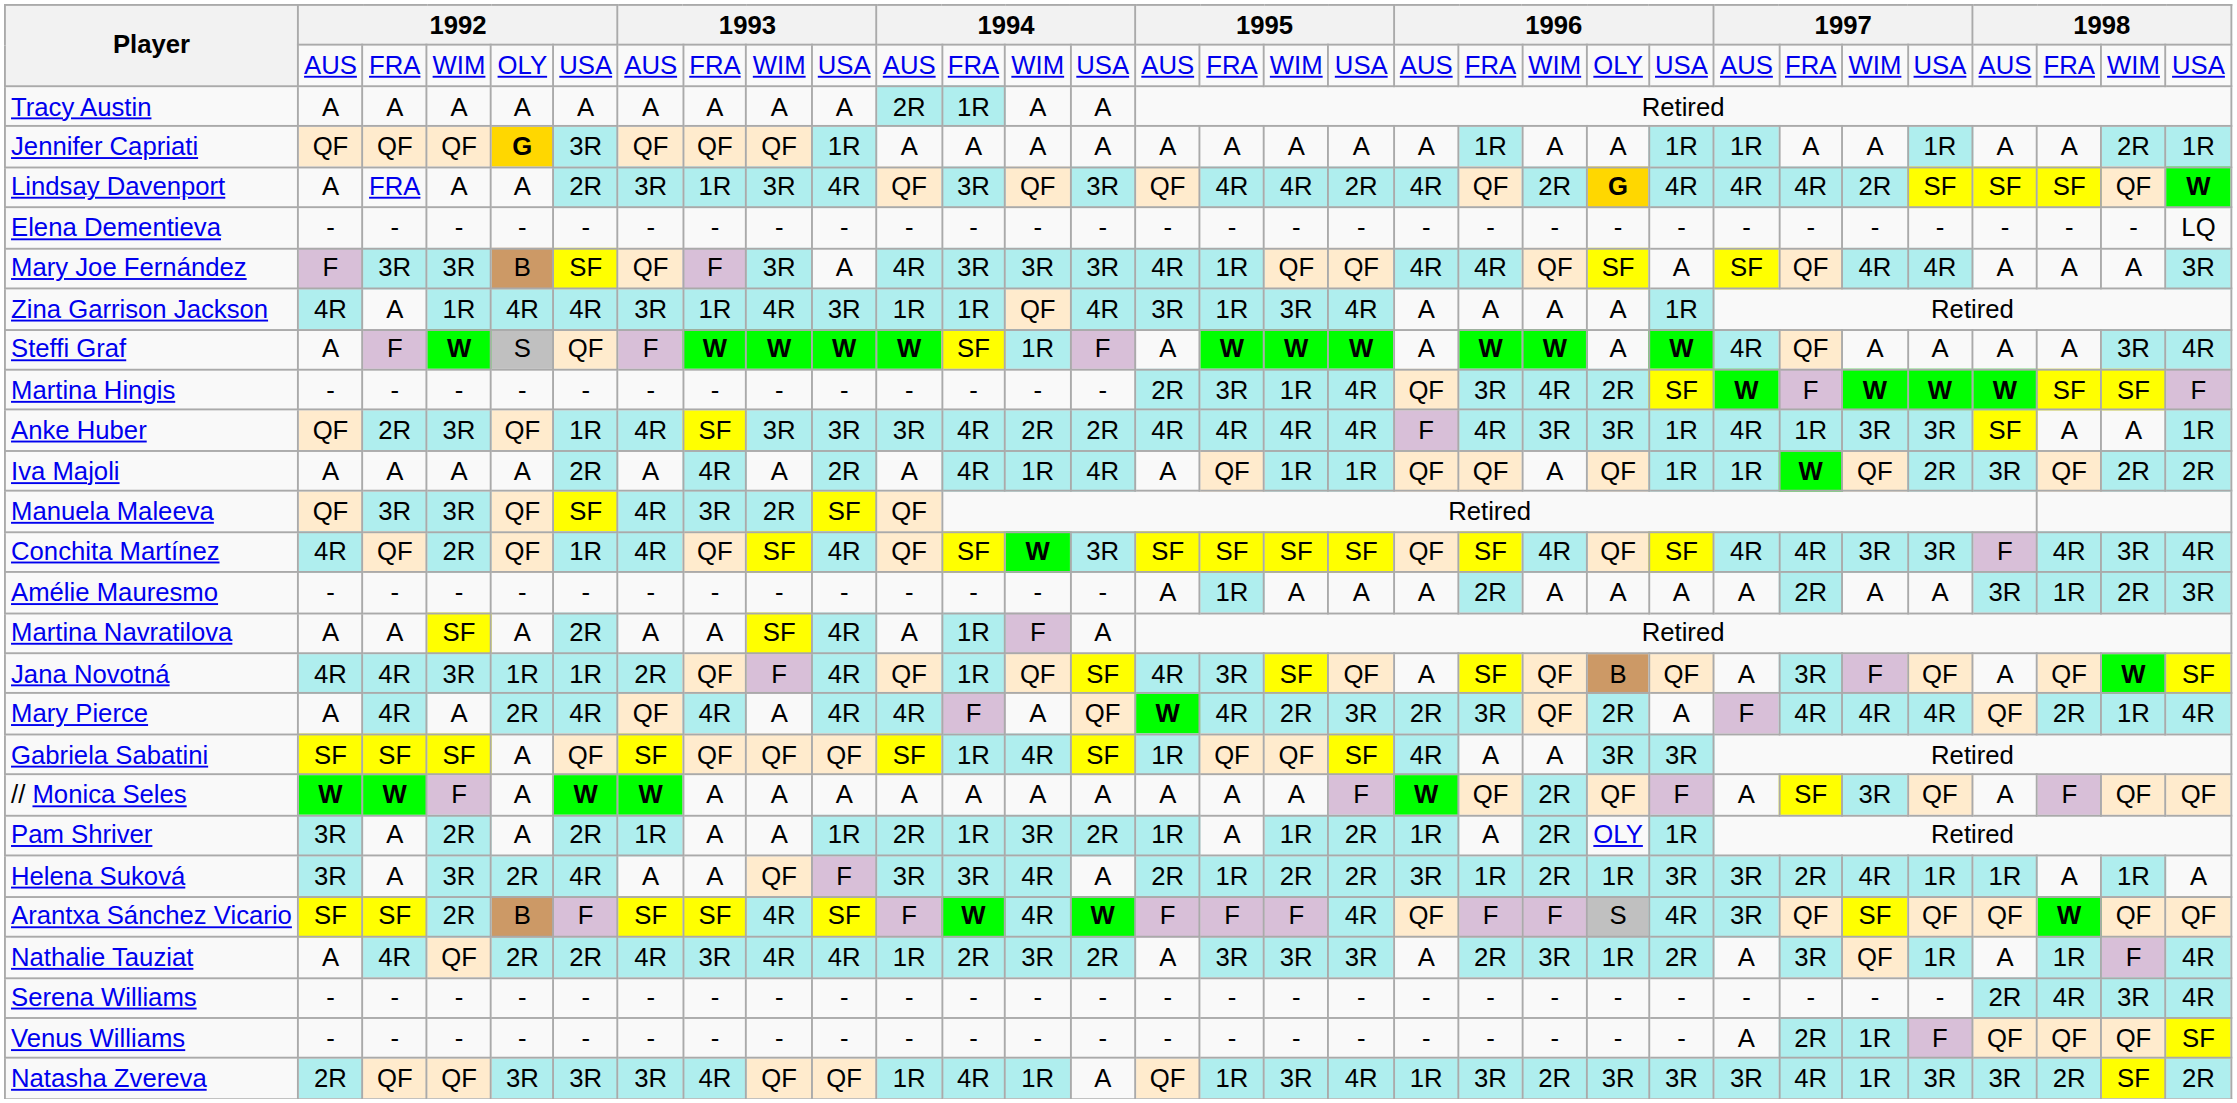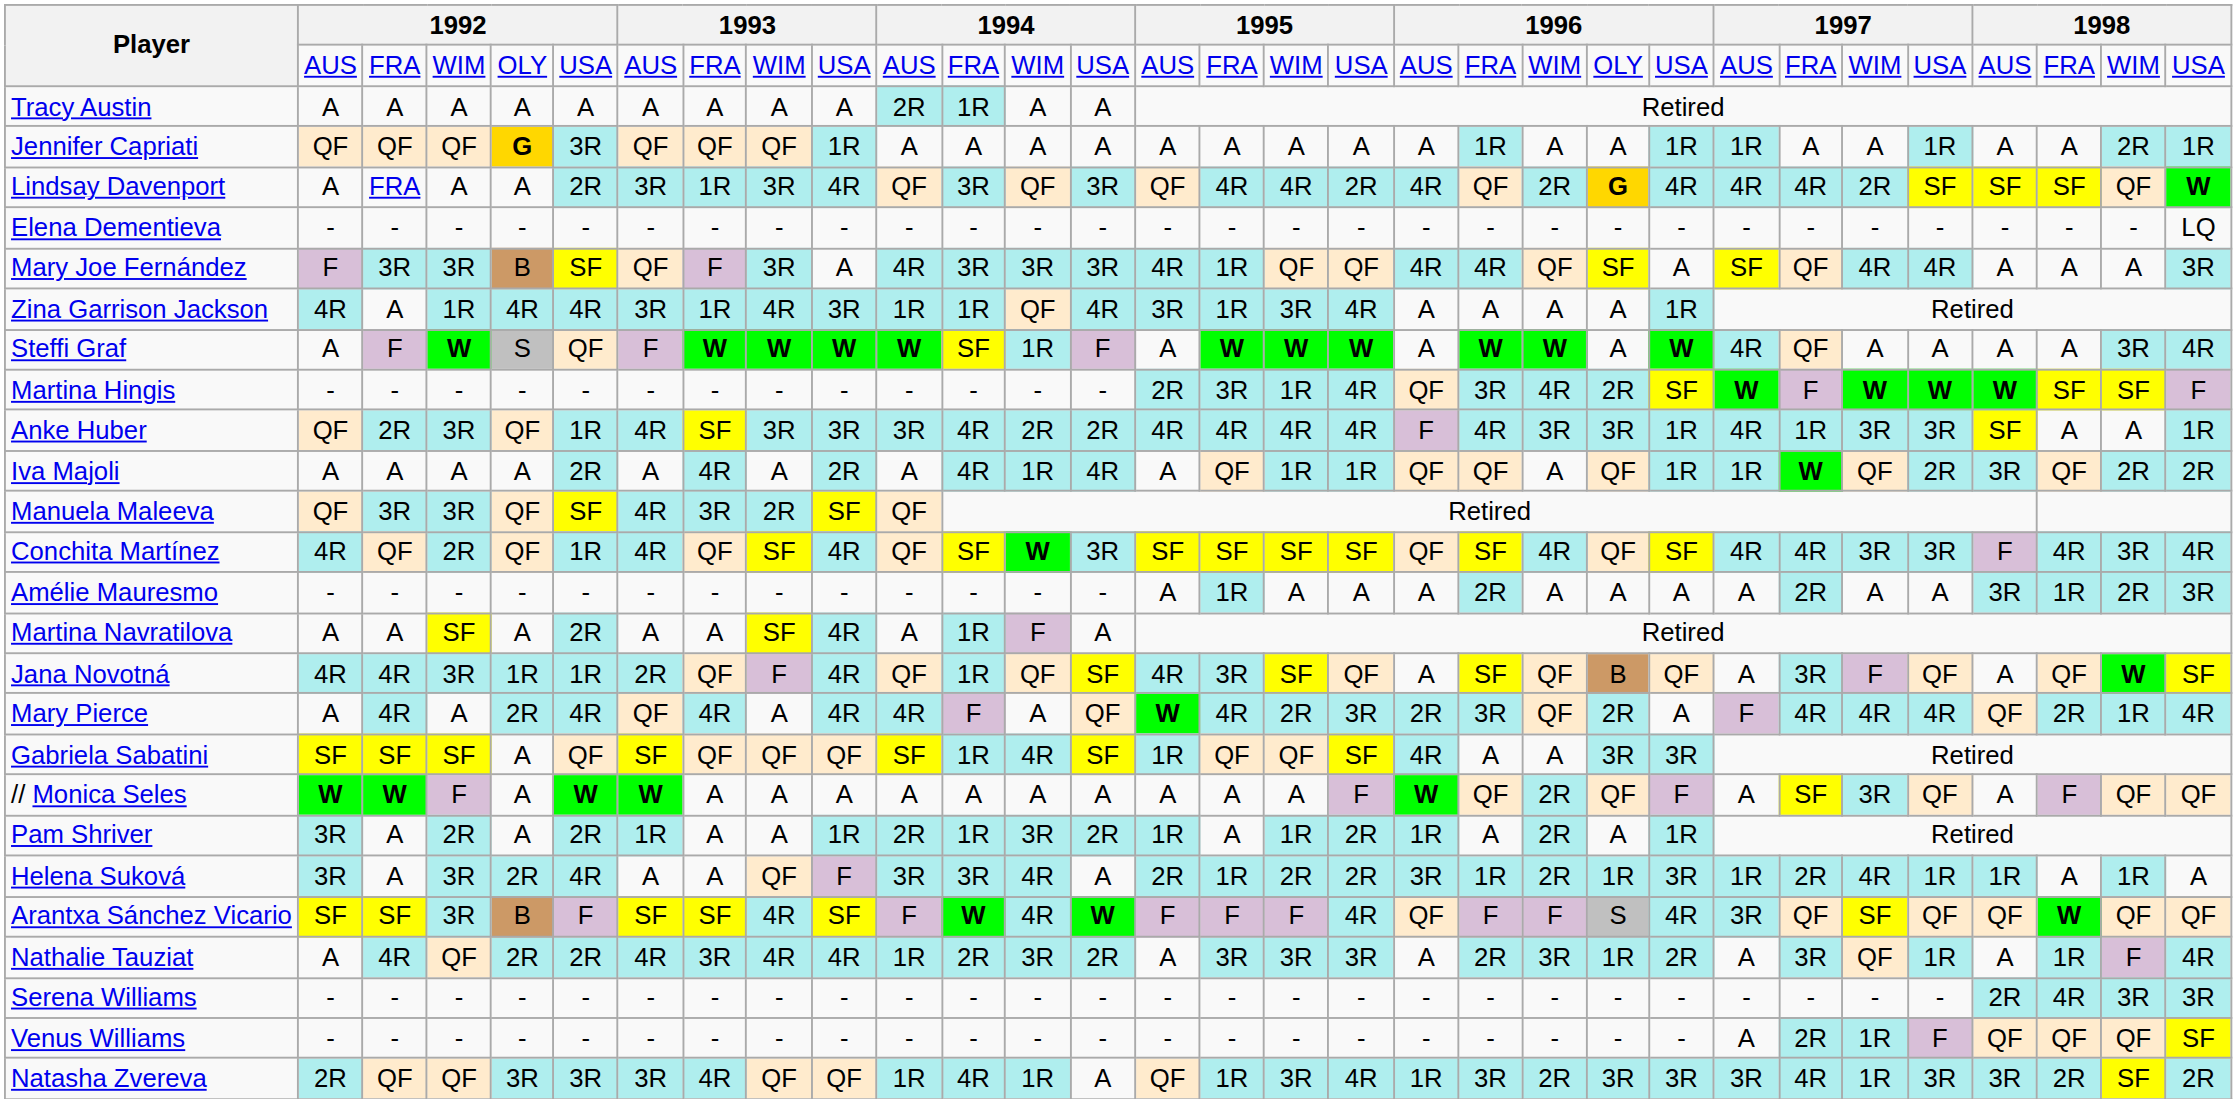(1618, 835) OLY -> (1618, 835) A
(1746, 876) 3R -> (1746, 876) 1R
(459, 916) 2R -> (459, 916) 3R
(2198, 997) 4R -> (2198, 997) 3R
